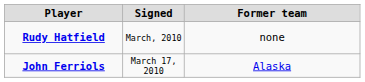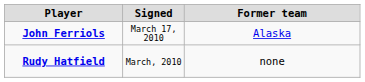rows swapped: (64, 38) <-> (64, 66)
